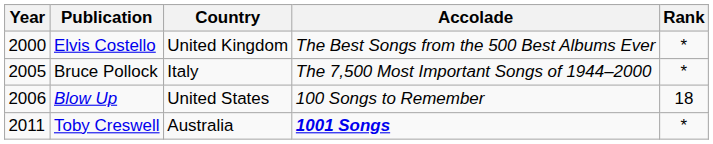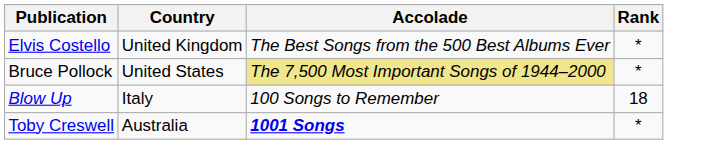- column: (27, 17)
(183, 71) Italy -> (173, 71) United States
(474, 71) no background -> (428, 71) khaki background
(218, 98) United States -> (137, 98) Italy
